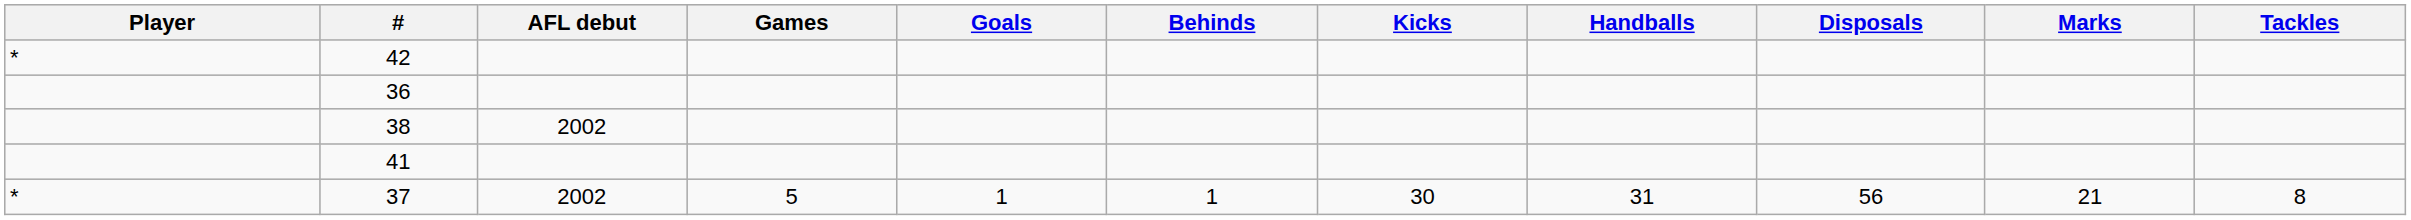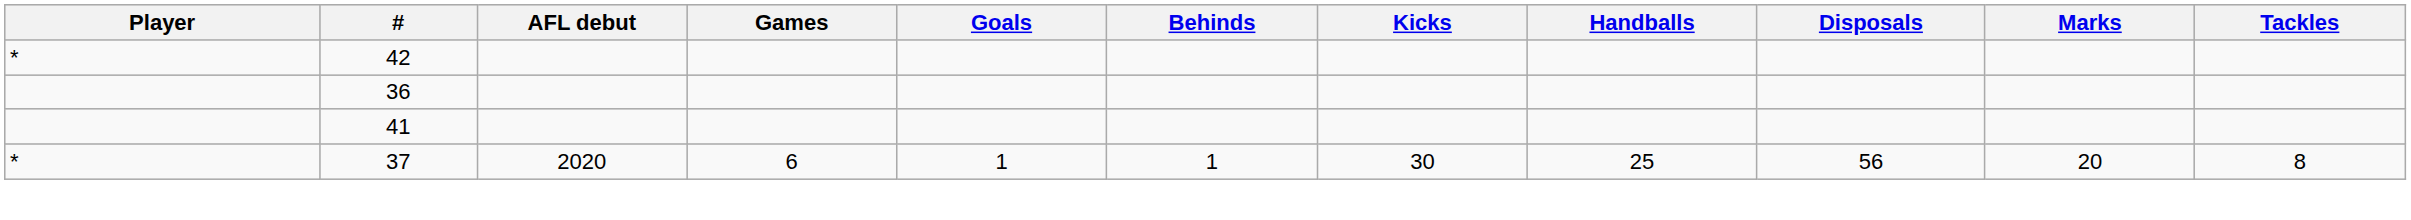- row: (398, 127)
(582, 197) 2002 -> (582, 162) 2020
(792, 197) 5 -> (792, 162) 6
(1642, 197) 31 -> (1642, 162) 25
(2090, 197) 21 -> (2090, 162) 20
